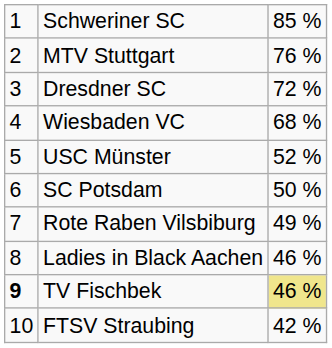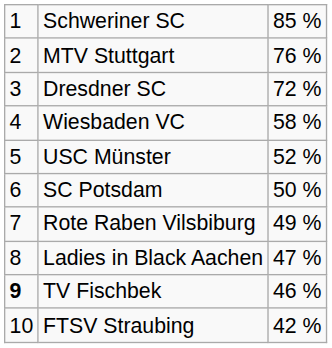(297, 122) 68 % -> (297, 122) 58 %
(297, 257) 46 % -> (297, 257) 47 %
(297, 291) khaki background -> (297, 291) no background
